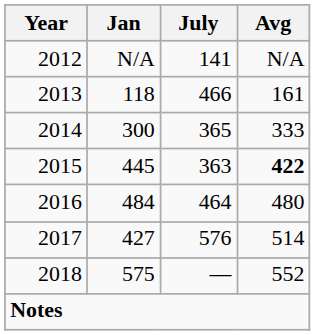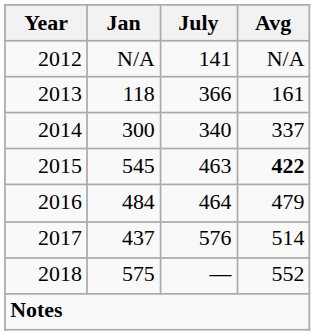(215, 94) 466 -> (215, 94) 366
(215, 130) 365 -> (215, 130) 340
(288, 130) 333 -> (288, 130) 337
(138, 166) 445 -> (138, 166) 545
(215, 166) 363 -> (215, 166) 463
(288, 202) 480 -> (288, 202) 479
(138, 238) 427 -> (138, 238) 437
